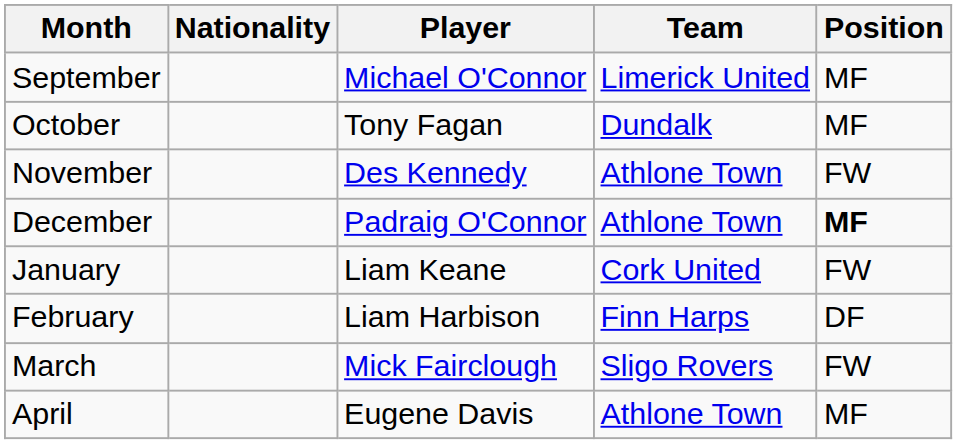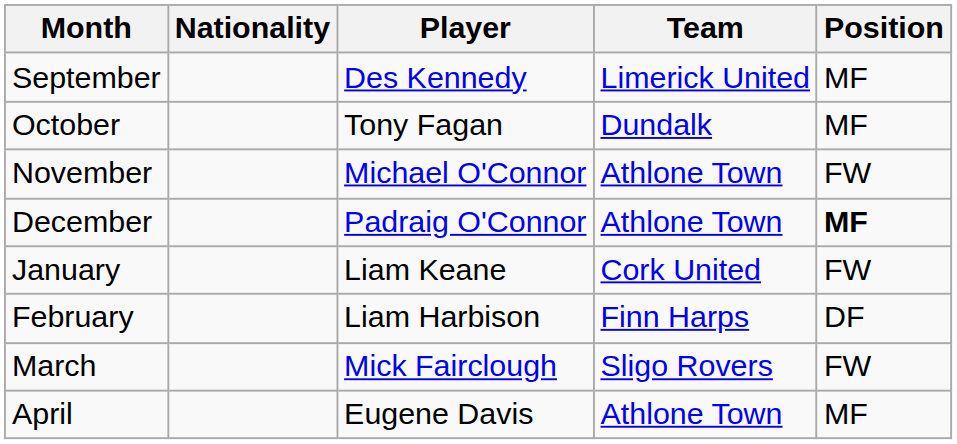(465, 76) Michael O'Connor -> (435, 76) Des Kennedy
(435, 173) Des Kennedy -> (465, 173) Michael O'Connor
